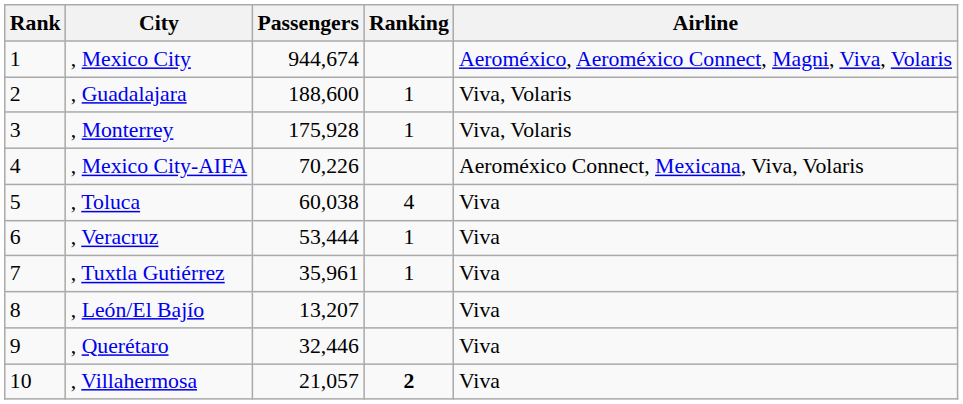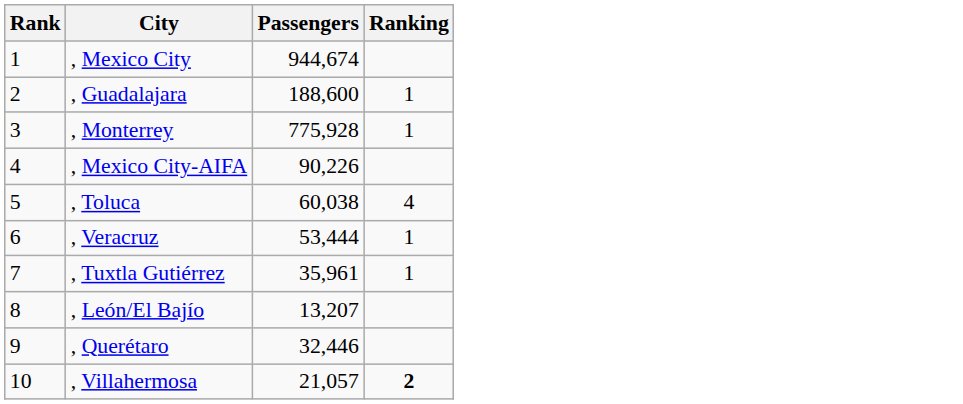- column: (705, 22)
(324, 130) 175,928 -> (324, 130) 775,928
(329, 166) 70,226 -> (329, 166) 90,226
